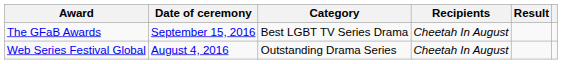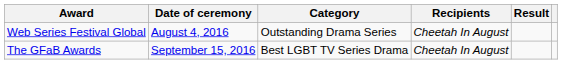rows swapped: (76, 50) <-> (54, 31)
